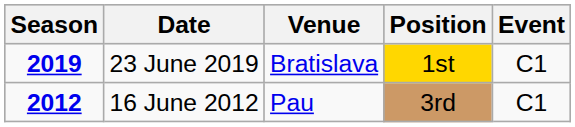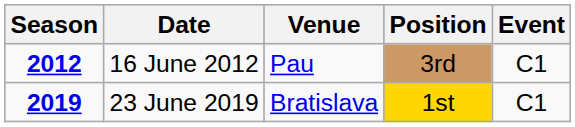rows swapped: (184, 102) <-> (184, 63)
